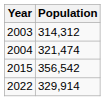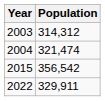(59, 86) 329,914 -> (58, 86) 329,911
